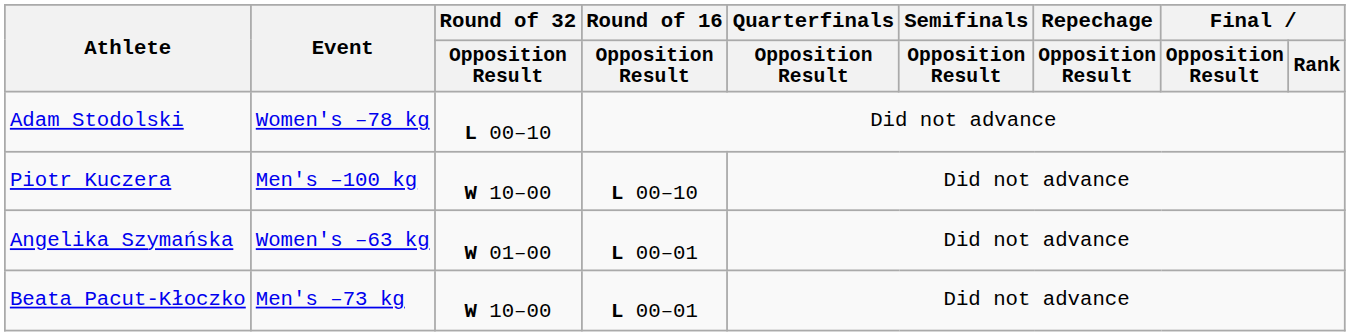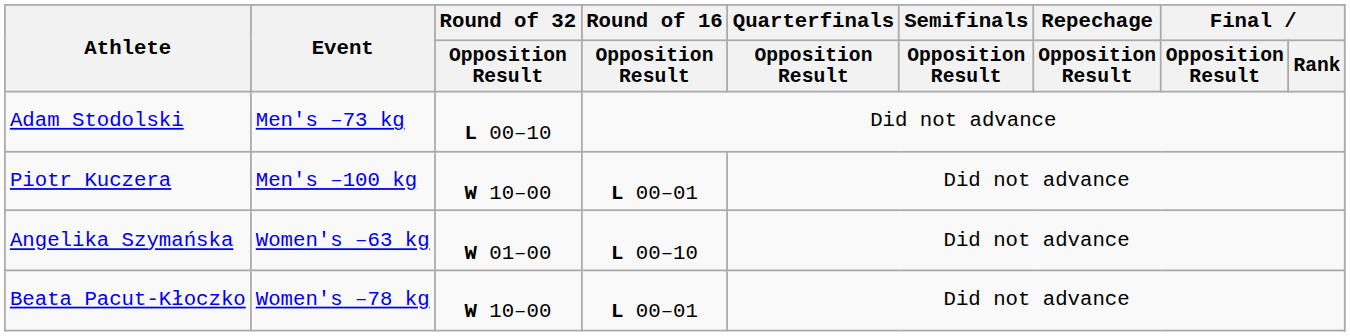(343, 121) Women's –78 kg -> (330, 121) Men's –73 kg
(654, 193) L 00–10 -> (654, 193) L 00–01
(654, 253) L 00–01 -> (654, 253) L 00–10
(330, 300) Men's –73 kg -> (343, 300) Women's –78 kg
